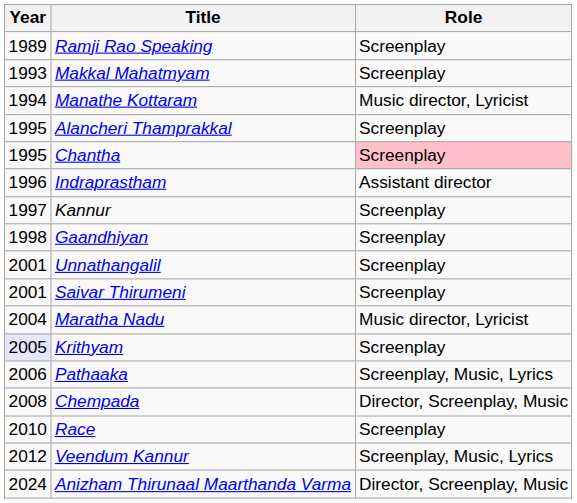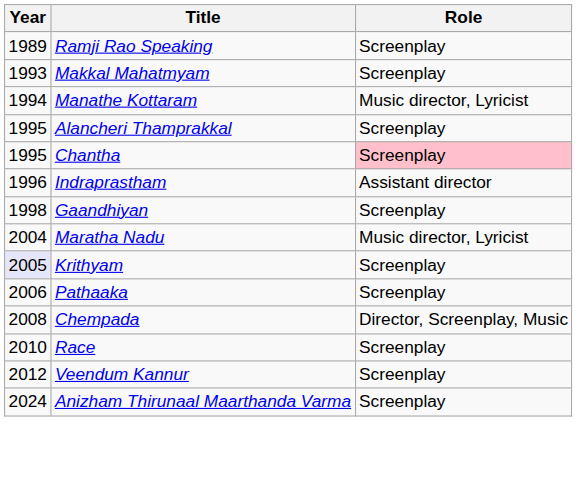- row: (83, 210)
- row: (108, 264)
- row: (120, 292)
(456, 374) Screenplay, Music, Lyrics -> (402, 292) Screenplay
(456, 456) Screenplay, Music, Lyrics -> (402, 374) Screenplay
(464, 484) Director, Screenplay, Music -> (402, 401) Screenplay
